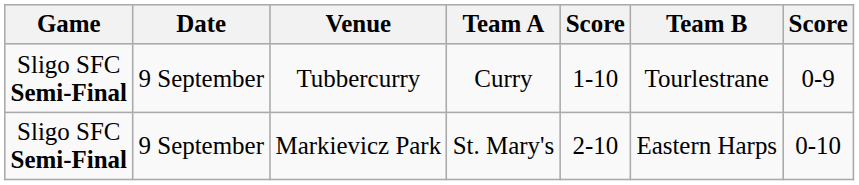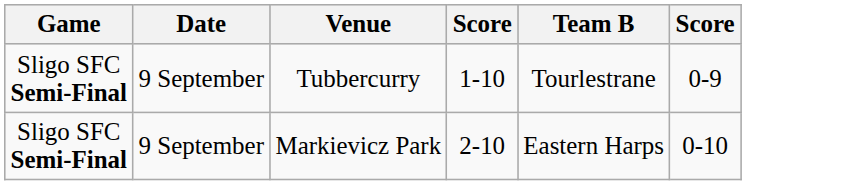- column: (503, 24)
